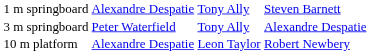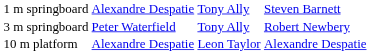(315, 26) Alexandre Despatie -> (307, 26) Robert Newbery
(307, 44) Robert Newbery -> (315, 44) Alexandre Despatie
